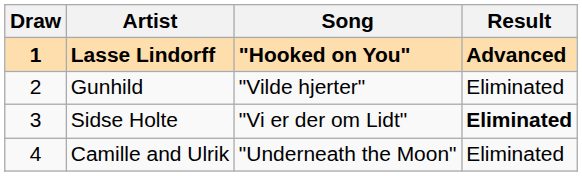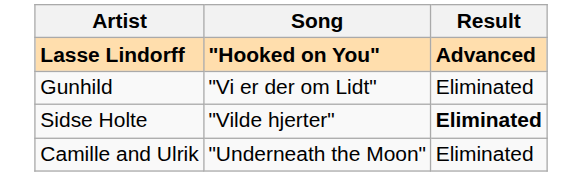- column: (36, 21)
(302, 87) "Vilde hjerter" -> (293, 87) "Vi er der om Lidt"
(323, 120) "Vi er der om Lidt" -> (272, 120) "Vilde hjerter"
